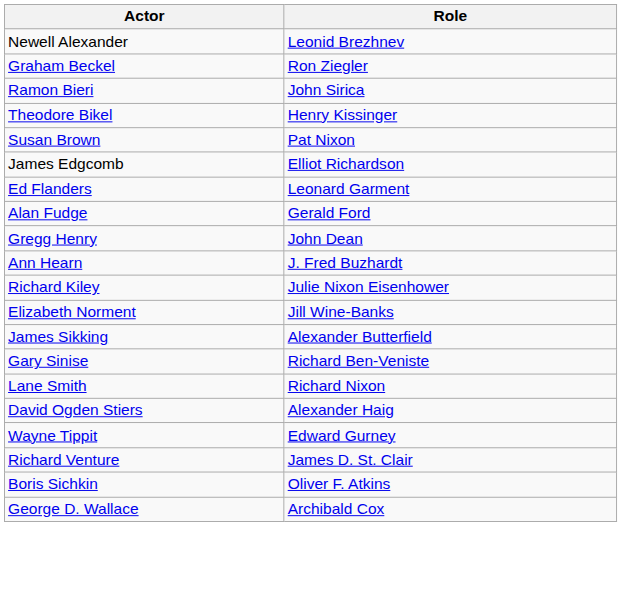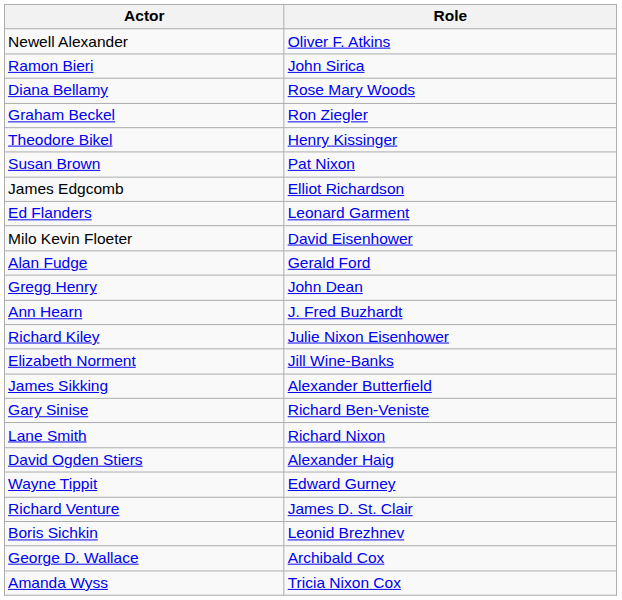(346, 41) Leonid Brezhnev -> (339, 41) Oliver F. Atkins
rows swapped: (62, 66) <-> (51, 90)
+ row: (58, 90)
+ row: (70, 238)
(339, 484) Oliver F. Atkins -> (346, 533) Leonid Brezhnev
+ row: (58, 582)
